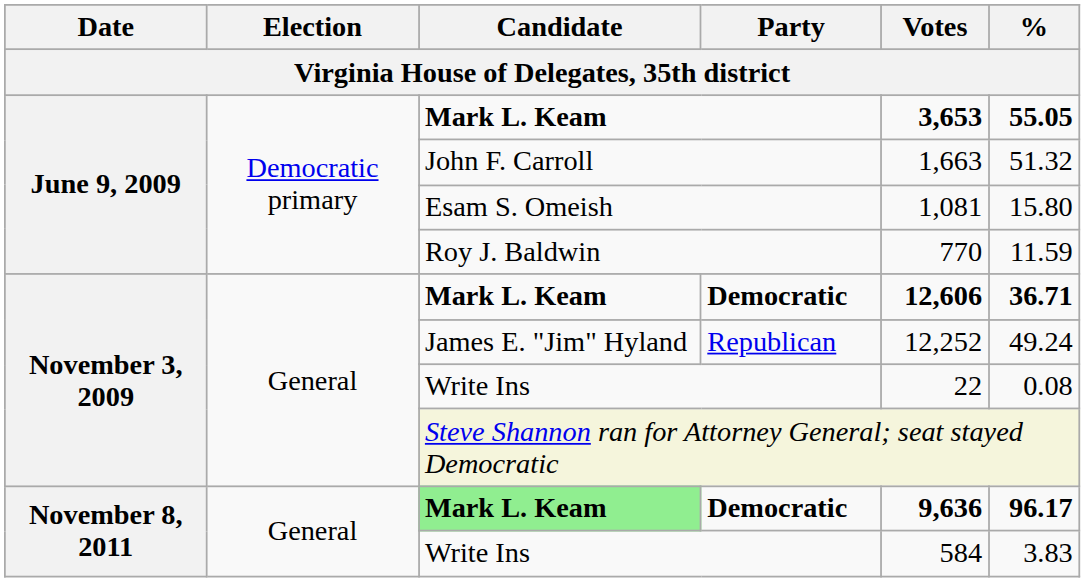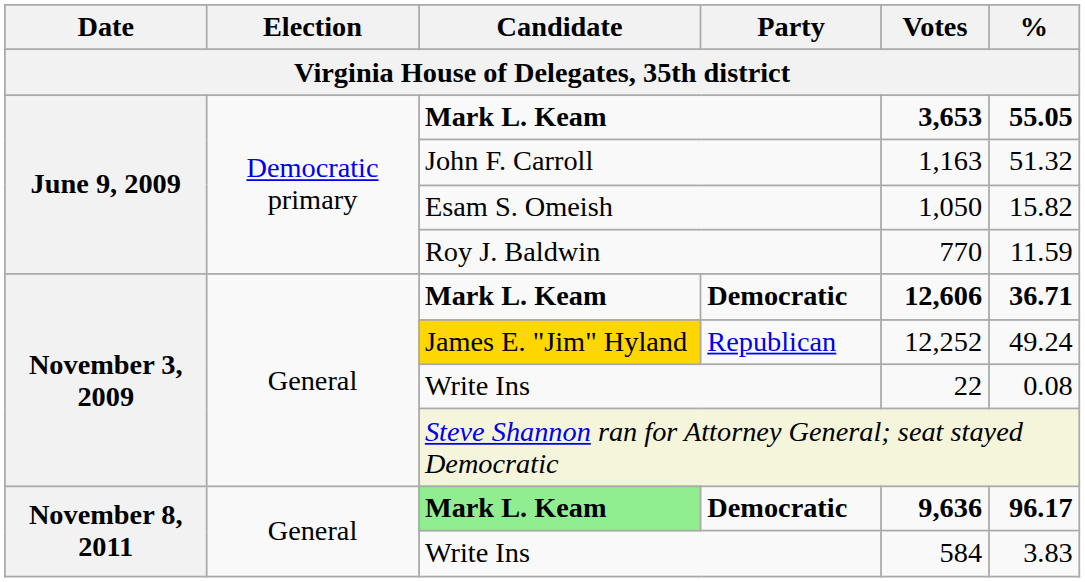(950, 161) 1,663 -> (950, 161) 1,163
(950, 206) 1,081 -> (950, 206) 1,050
(1041, 206) 15.80 -> (1041, 206) 15.82
(556, 341) no background -> (556, 341) gold background
